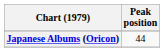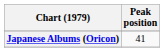(140, 39) 44 -> (140, 39) 41
